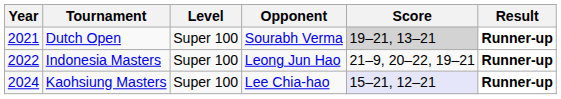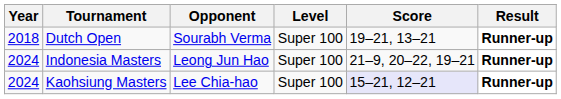columns swapped: (206, 16) <-> (294, 16)
(23, 38) 2021 -> (23, 38) 2018
(393, 38) lightgrey background -> (393, 38) no background
(23, 61) 2022 -> (23, 61) 2024
